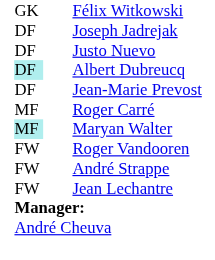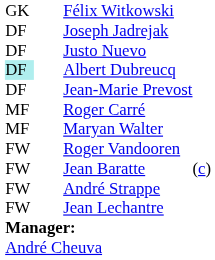(27, 129) paleturquoise background -> (17, 129) no background
+ row: (104, 168)
